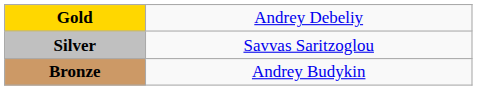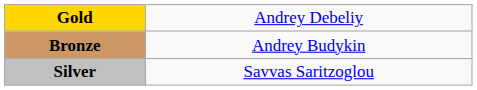rows swapped: (75, 44) <-> (75, 71)
